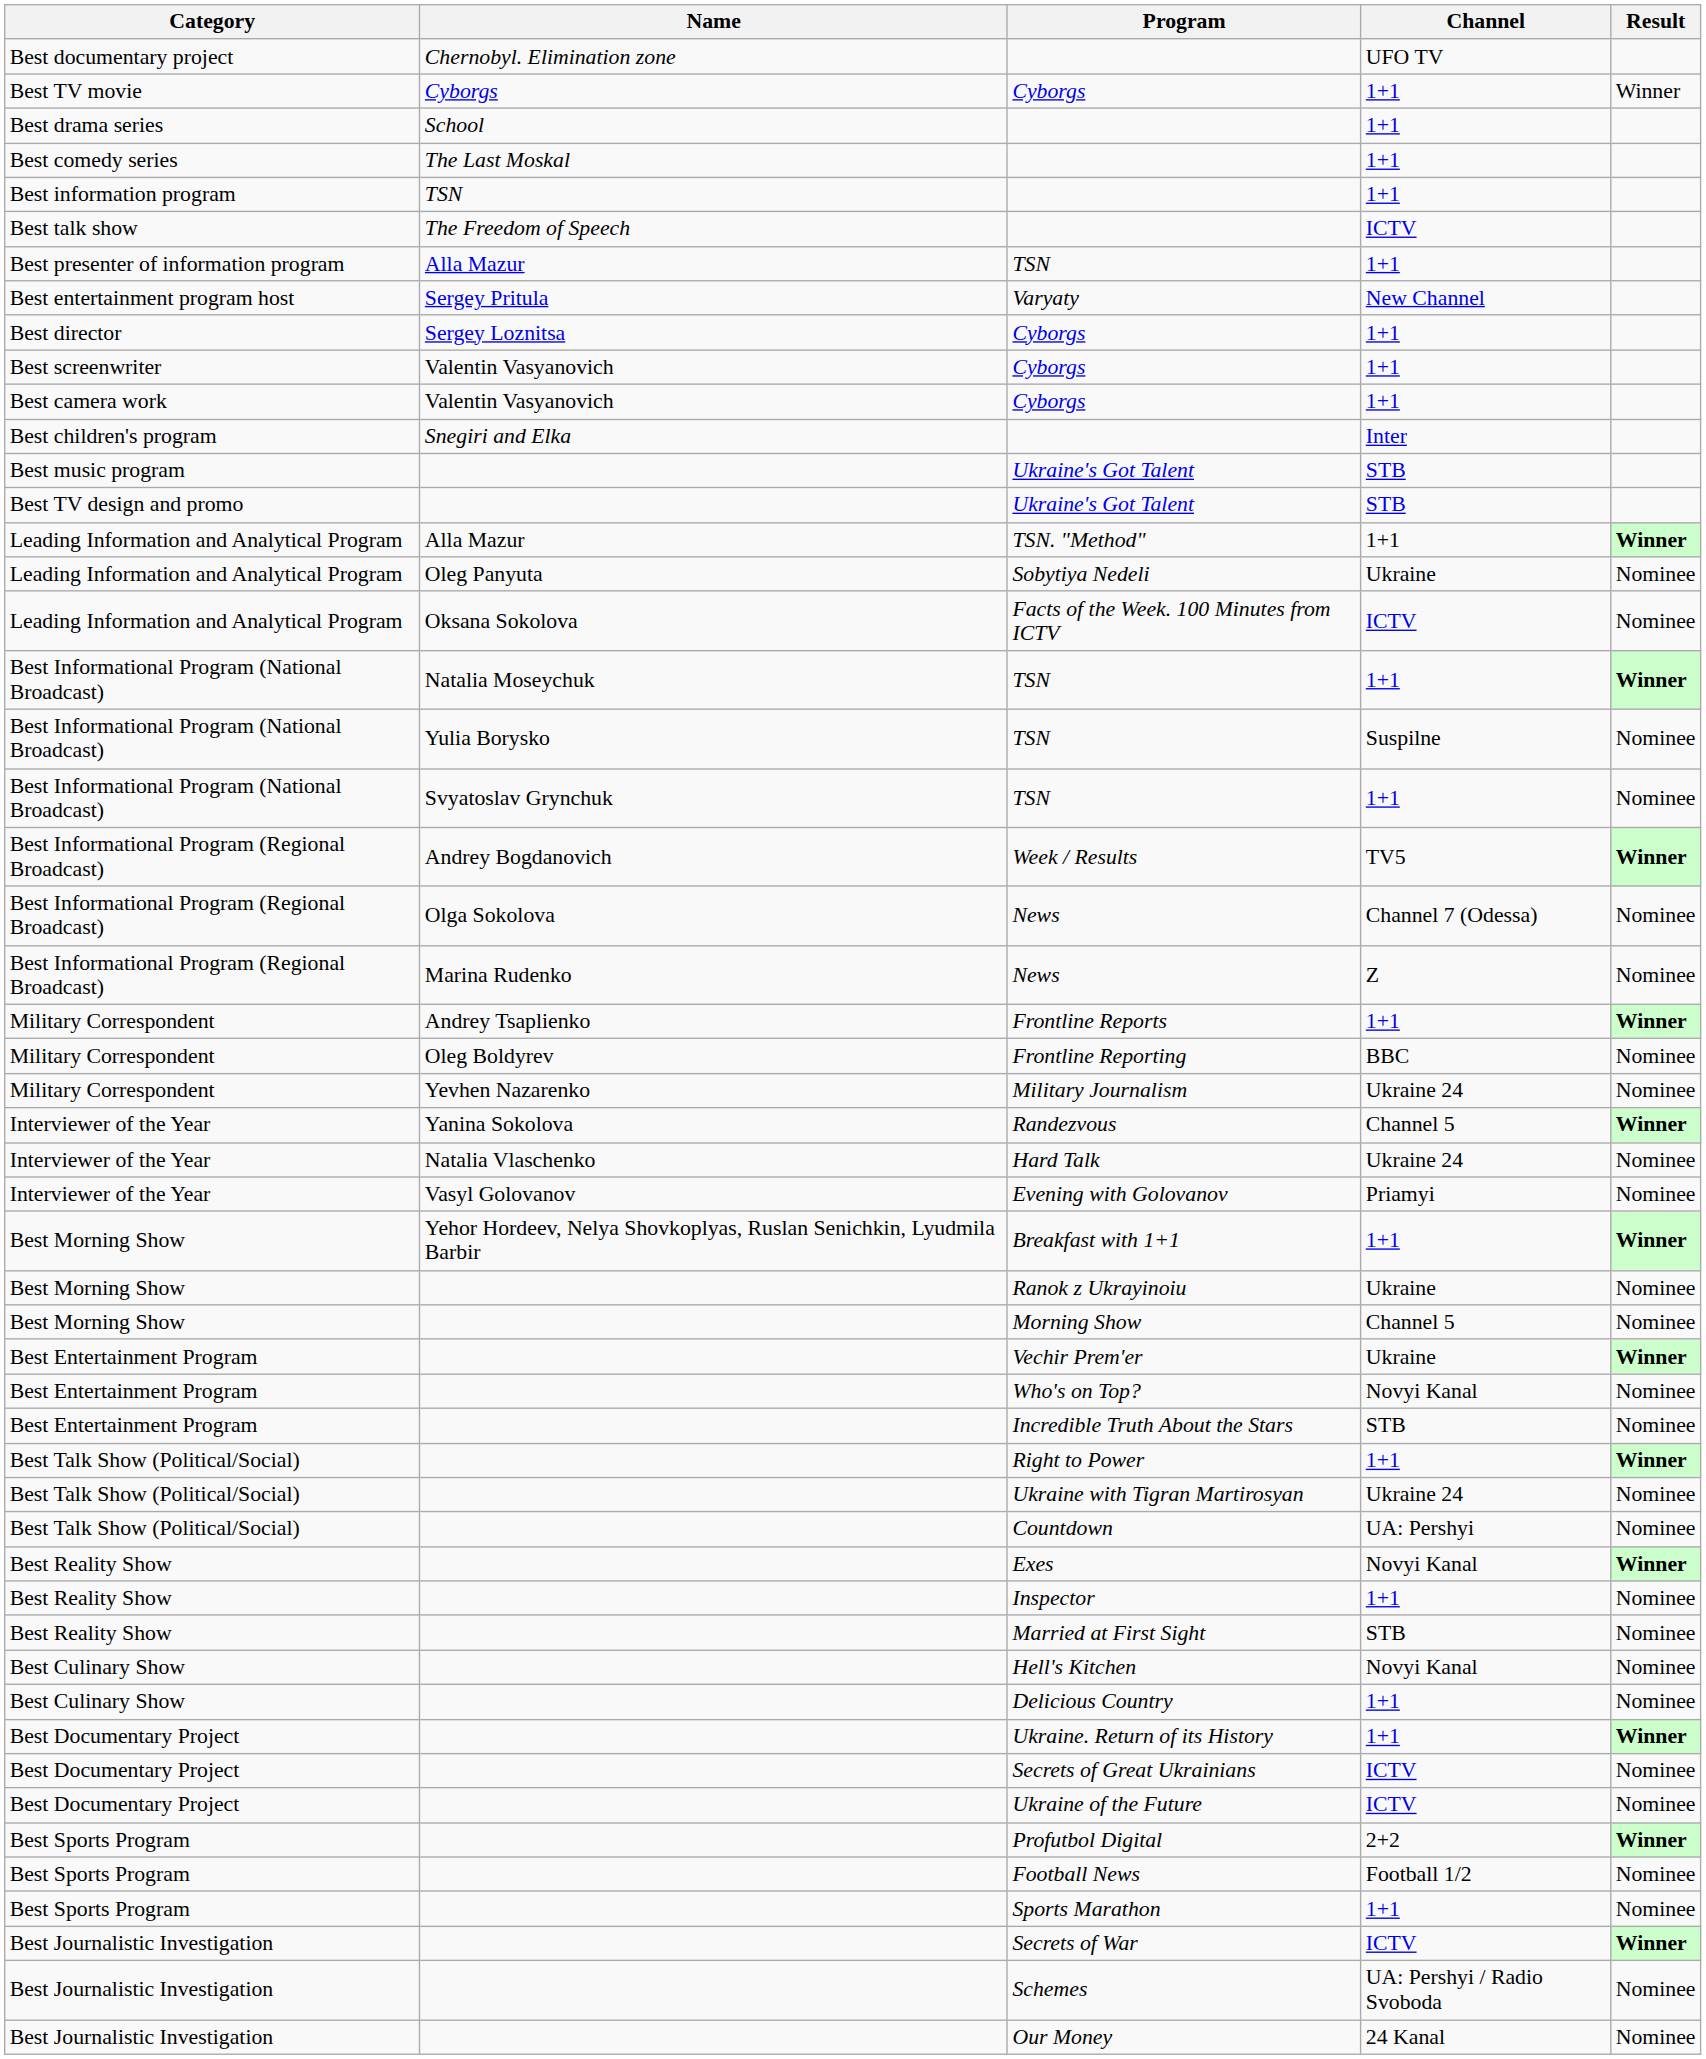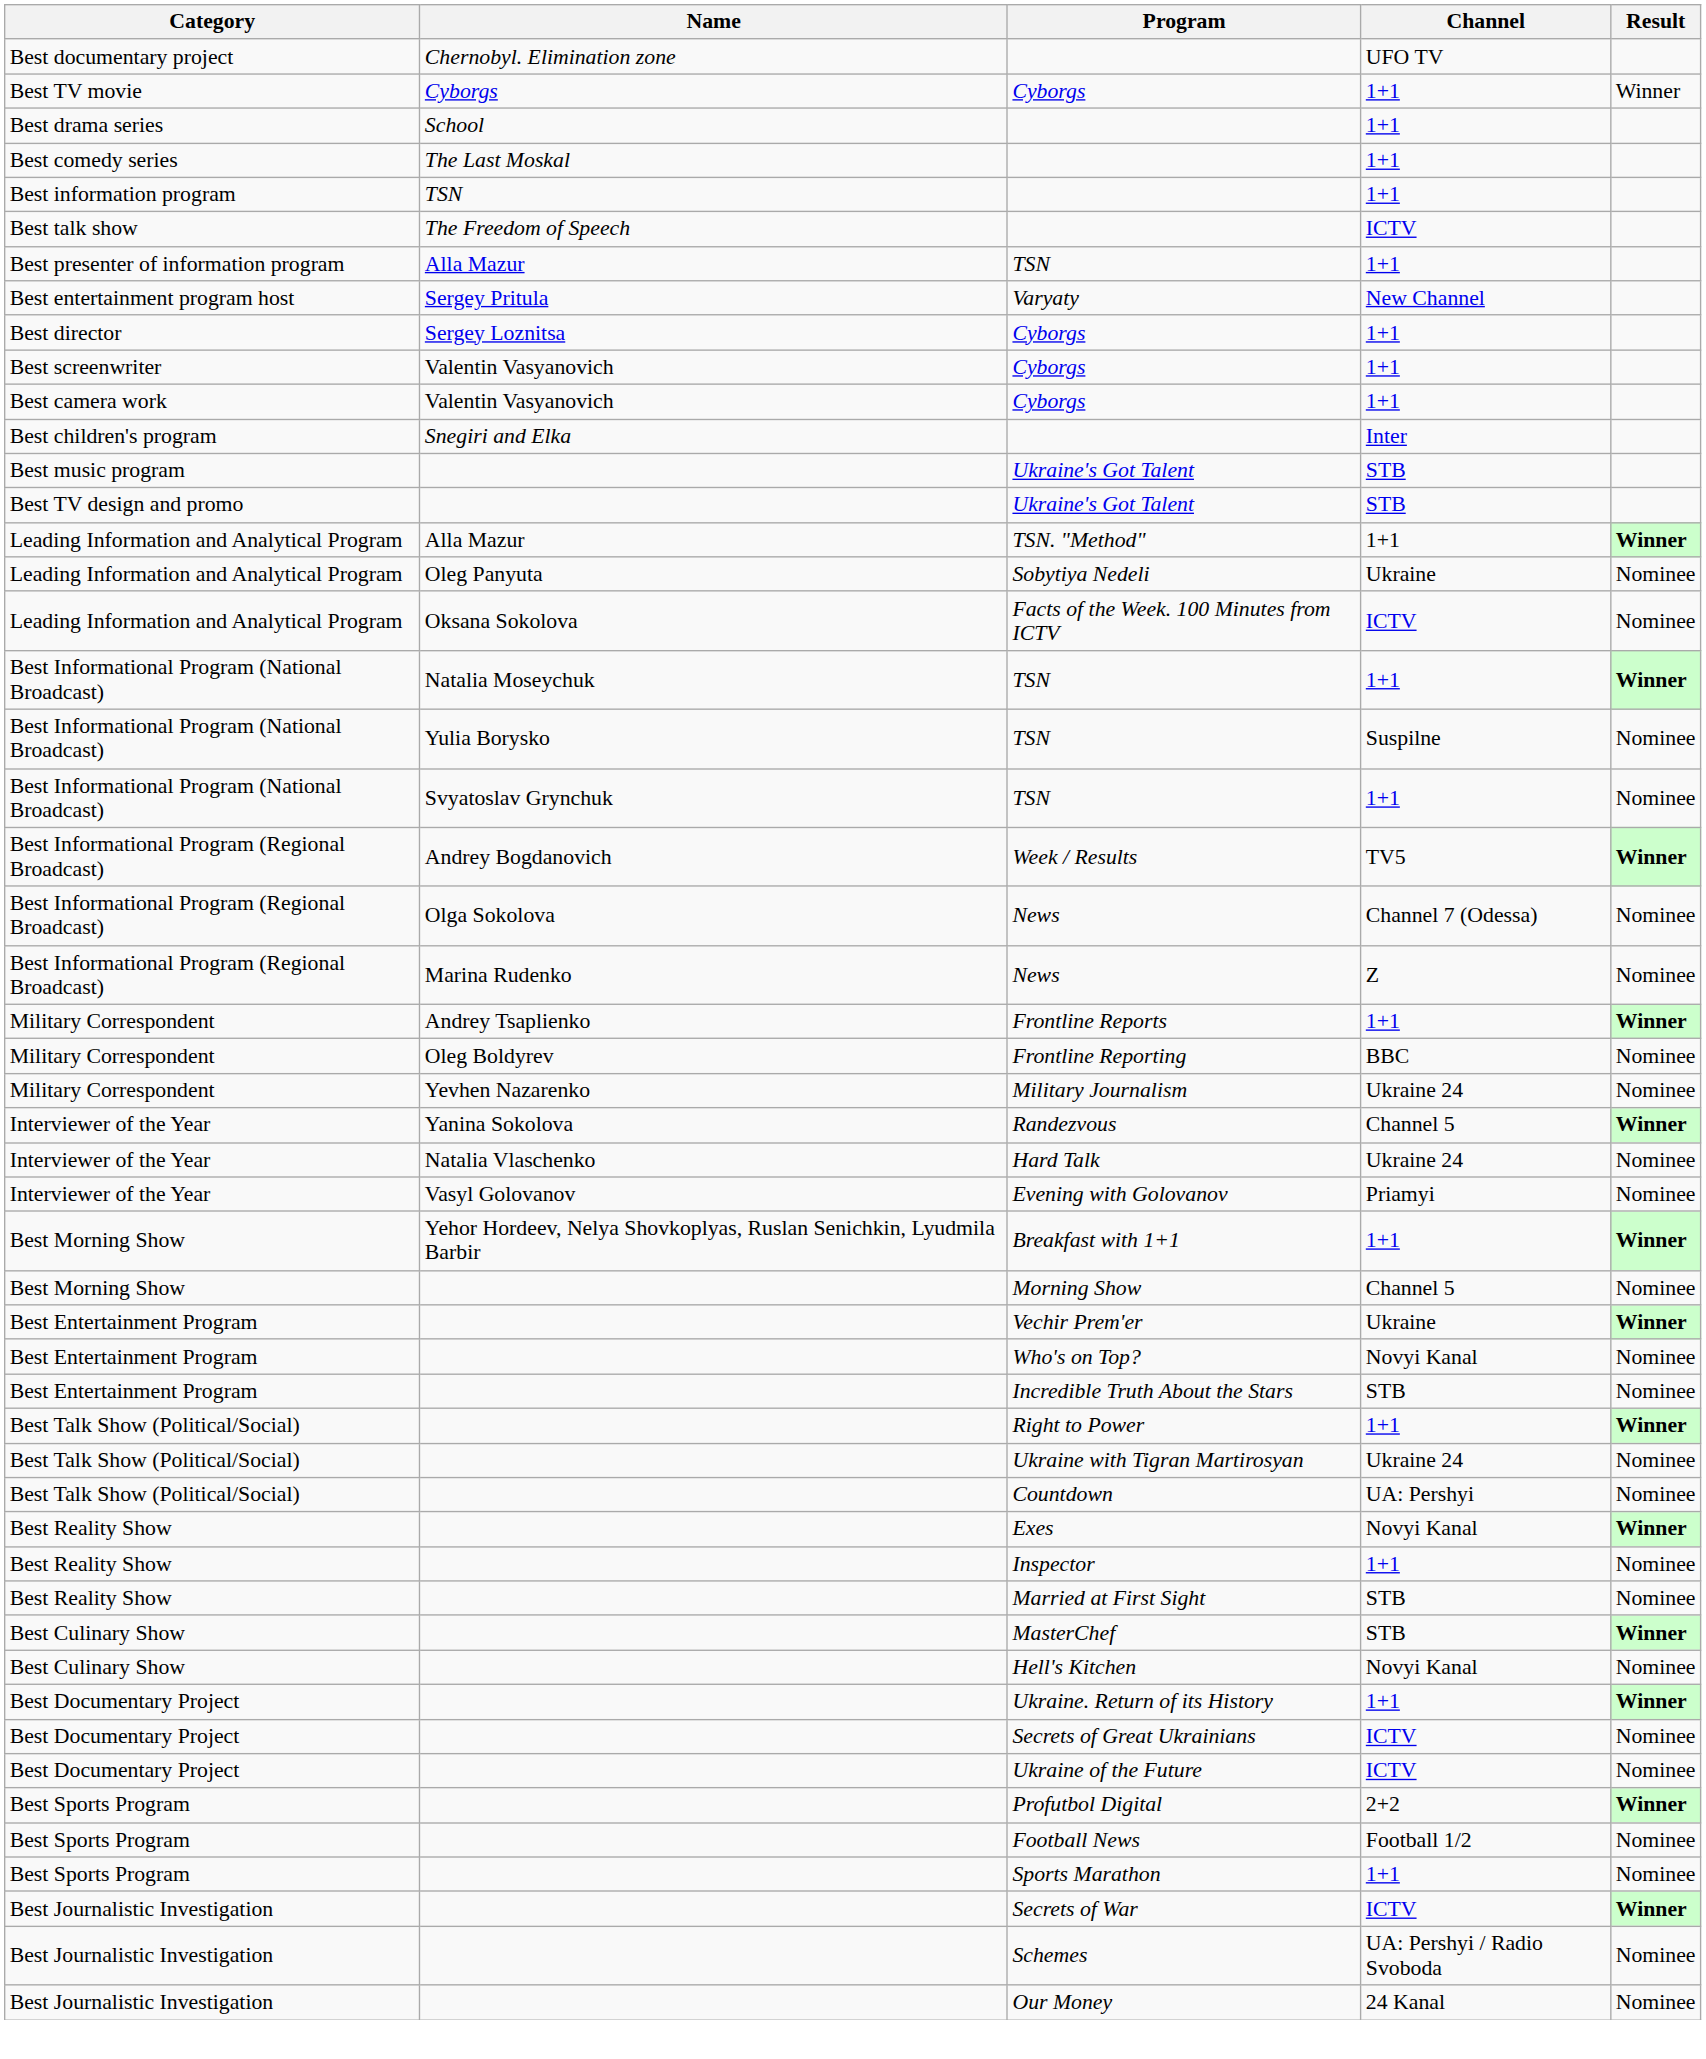- row: (714, 1288)
+ row: (714, 1633)
- row: (714, 1702)
